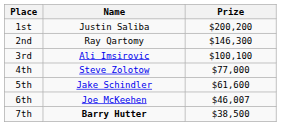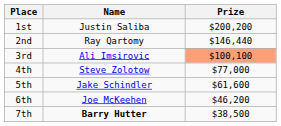(231, 41) $146,300 -> (231, 41) $146,440
(231, 56) no background -> (231, 56) lightsalmon background
(231, 99) $46,007 -> (231, 99) $46,200
